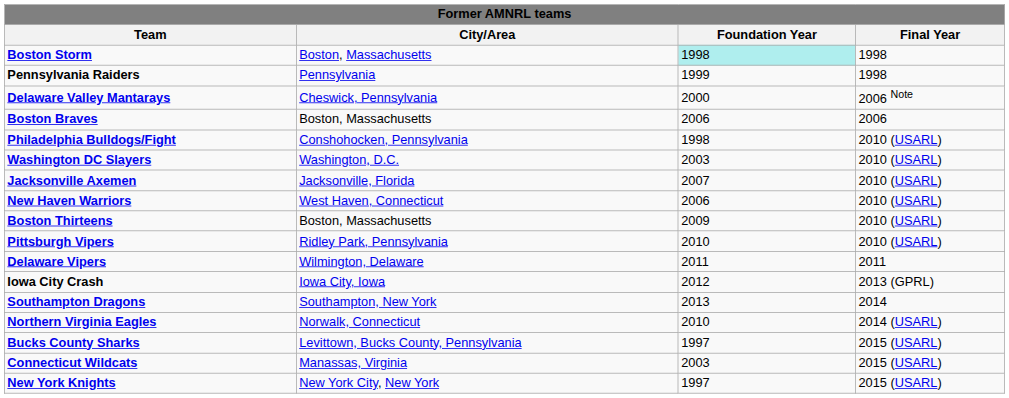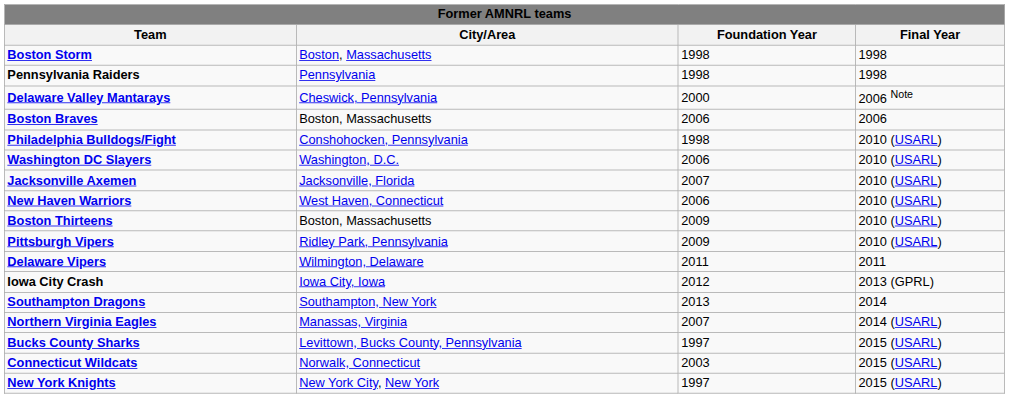(695, 55) paleturquoise background -> (695, 55) no background
(695, 75) 1999 -> (695, 75) 1998
(695, 160) 2003 -> (695, 160) 2006
(695, 241) 2010 -> (695, 241) 2009
(360, 322) Norwalk, Connecticut -> (353, 322) Manassas, Virginia
(695, 322) 2010 -> (695, 322) 2007
(353, 363) Manassas, Virginia -> (360, 363) Norwalk, Connecticut
